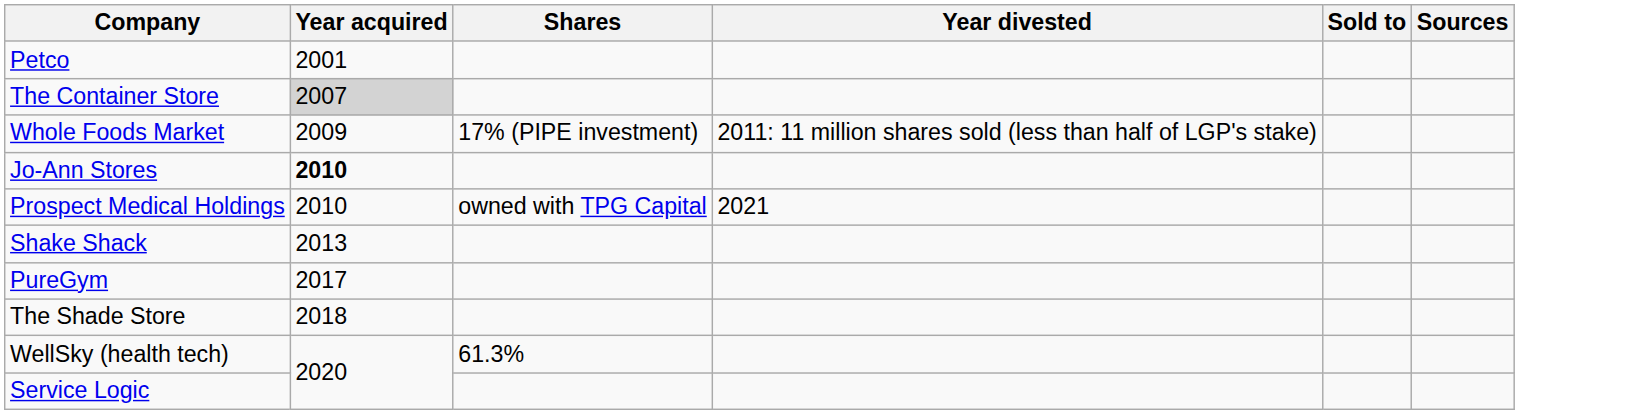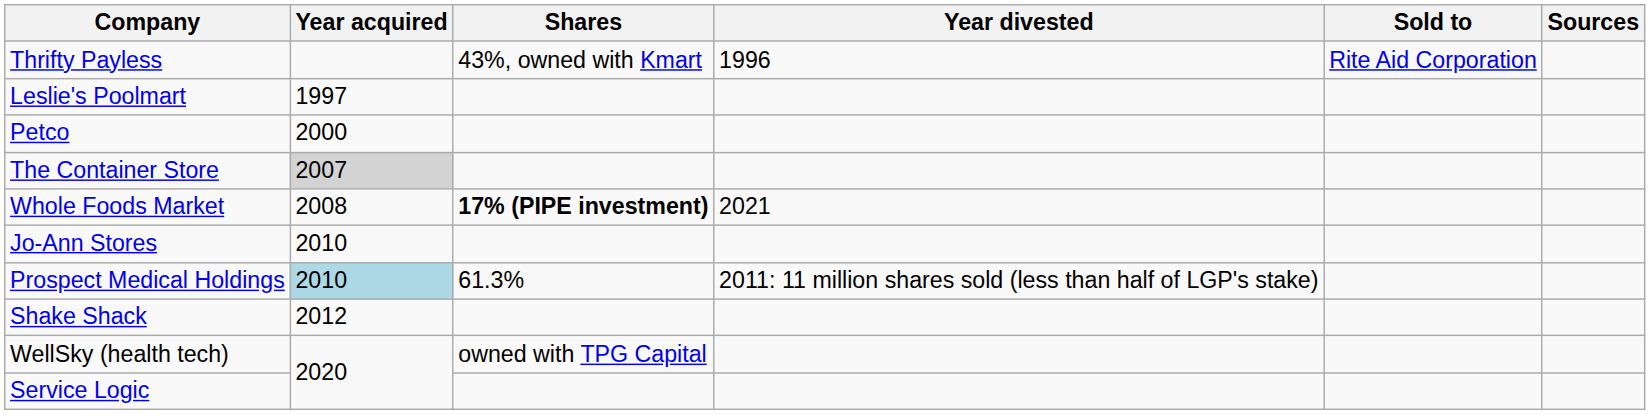+ row: (86, 59)
+ row: (98, 96)
(321, 59) 2001 -> (321, 133) 2000
(321, 133) 2009 -> (321, 206) 2008
(578, 133) normal -> (583, 206) bold
(1017, 133) 2011: 11 million shares sold (less than half of LGP's stake) -> (745, 206) 2021
(321, 170) bold -> (321, 243) normal
(321, 206) no background -> (321, 280) lightblue background
(583, 206) owned with TPG Capital -> (491, 280) 61.3%
(743, 206) 2021 -> (1019, 280) 2011: 11 million shares sold (less than half of LGP's stake)
(321, 243) 2013 -> (321, 317) 2012
- row: (59, 280)
- row: (98, 317)
(491, 354) 61.3% -> (583, 354) owned with TPG Capital
